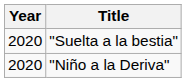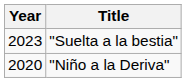(25, 41) 2020 -> (25, 41) 2023
